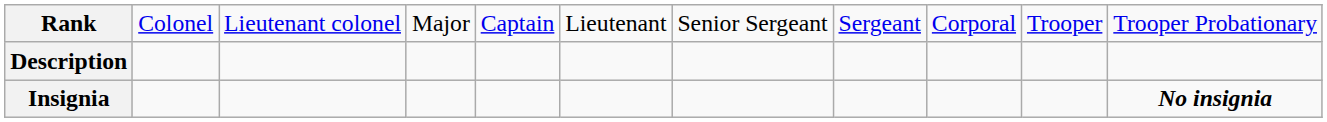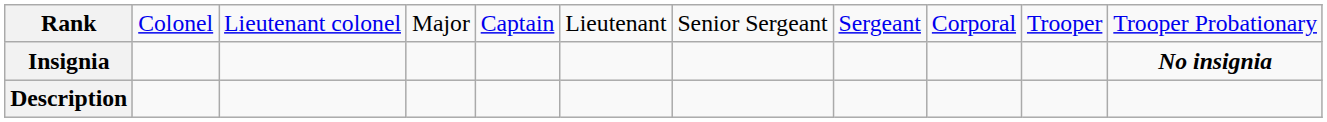rows swapped: (69, 98) <-> (69, 60)
